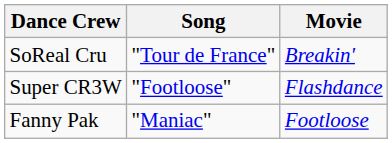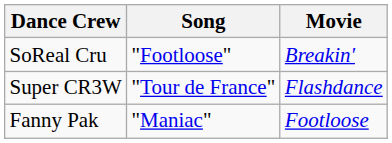(203, 54) "Tour de France" -> (181, 54) "Footloose"
(181, 87) "Footloose" -> (203, 87) "Tour de France"
